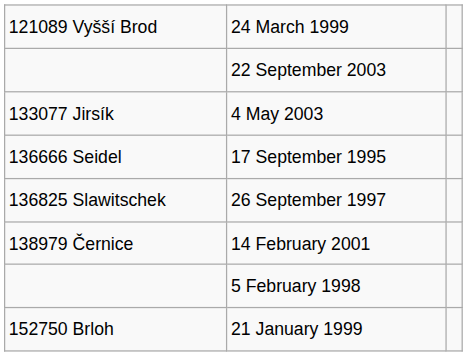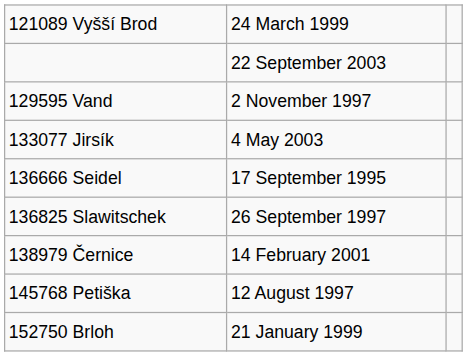+ row: (301, 101)
+ row: (292, 294)
- row: (296, 286)
